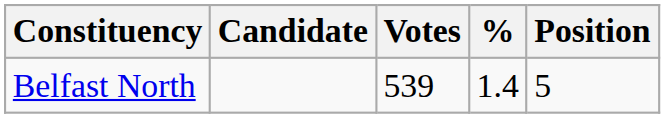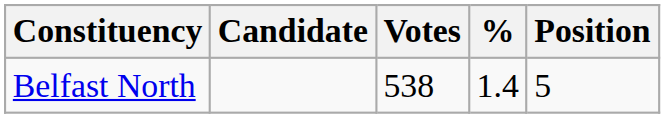(409, 84) 539 -> (409, 84) 538
